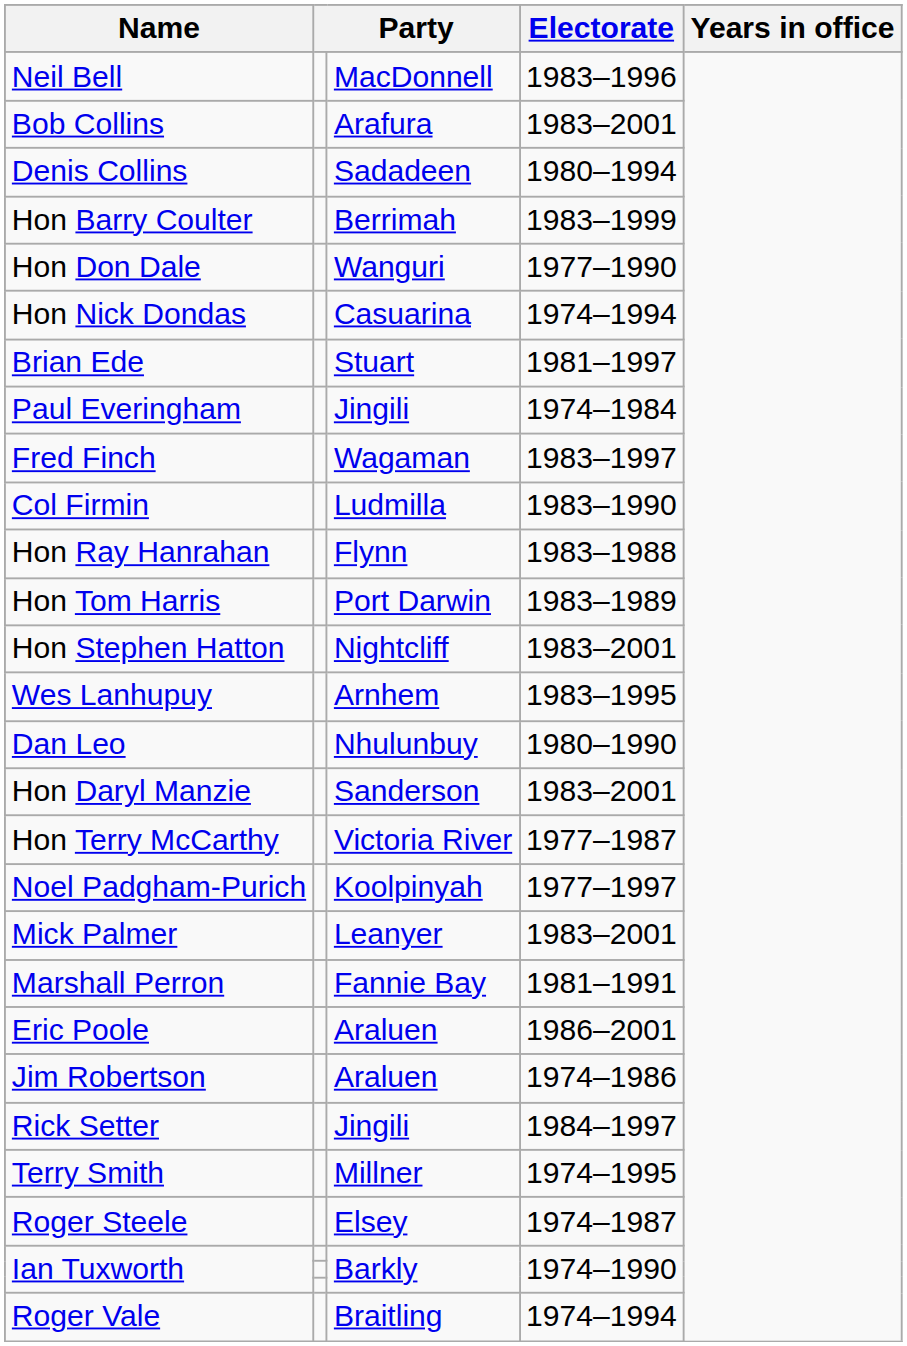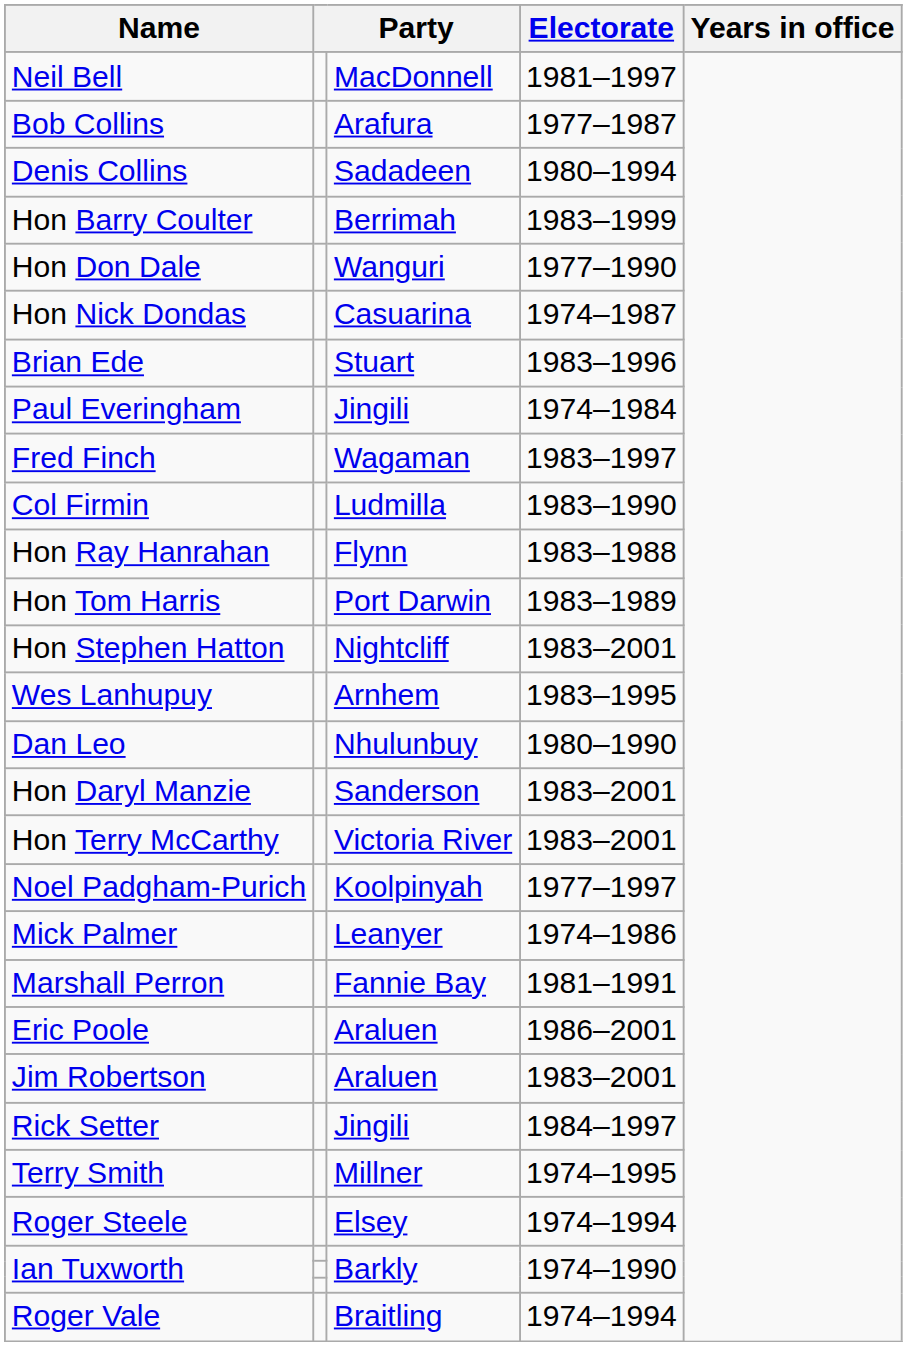(601, 76) 1983–1996 -> (601, 76) 1981–1997
(601, 123) 1983–2001 -> (601, 123) 1977–1987
(601, 314) 1974–1994 -> (601, 314) 1974–1987
(601, 362) 1981–1997 -> (601, 362) 1983–1996
(601, 839) 1977–1987 -> (601, 839) 1983–2001
(601, 934) 1983–2001 -> (601, 934) 1974–1986
(601, 1077) 1974–1986 -> (601, 1077) 1983–2001
(601, 1220) 1974–1987 -> (601, 1220) 1974–1994
